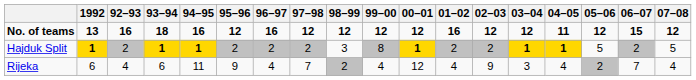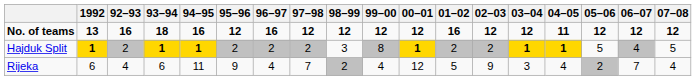(636, 31) 15 -> (636, 31) 12
(636, 49) 2 -> (636, 49) 4
(454, 67) 4 -> (454, 67) 5
